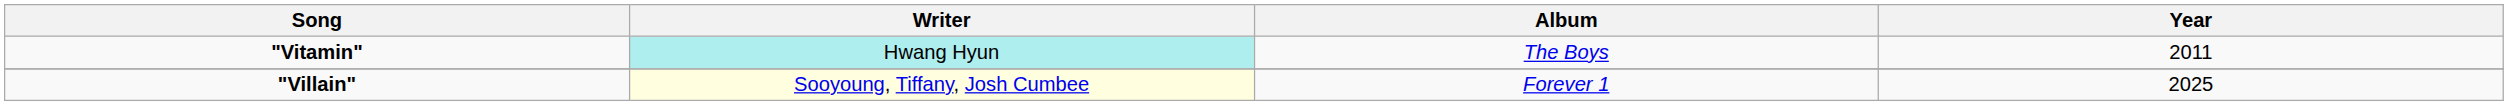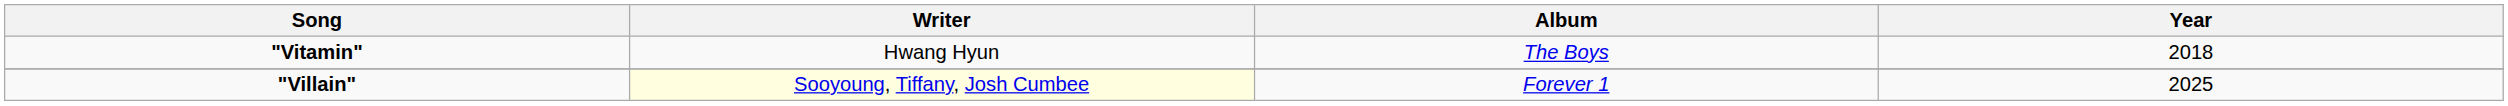(942, 52) paleturquoise background -> (942, 52) no background
(2191, 52) 2011 -> (2191, 52) 2018
